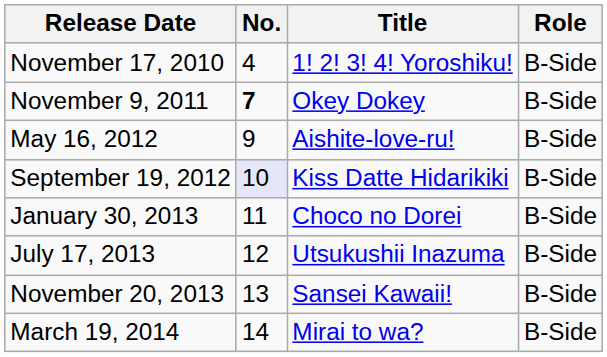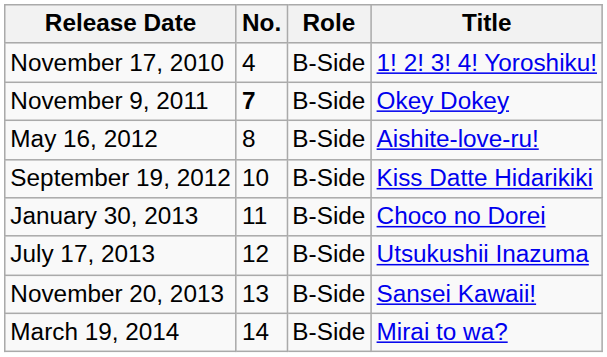columns swapped: (403, 23) <-> (560, 23)
(249, 139) 9 -> (249, 139) 8
(256, 178) lavender background -> (256, 178) no background
